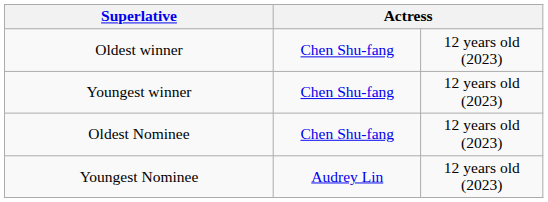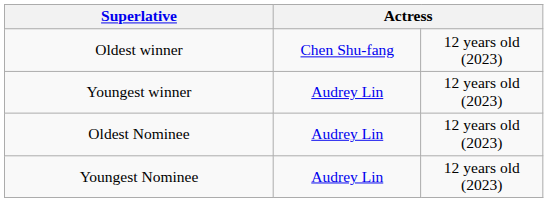(347, 92) Chen Shu-fang -> (347, 92) Audrey Lin
(347, 134) Chen Shu-fang -> (347, 134) Audrey Lin
